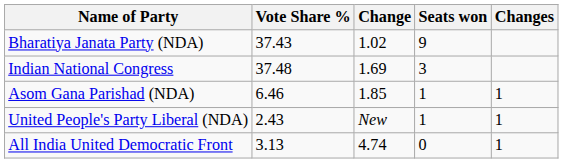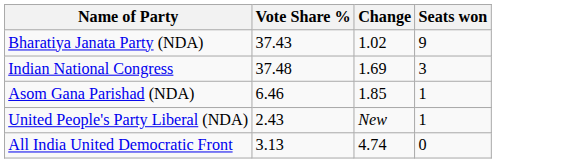- column: (524, 17)
